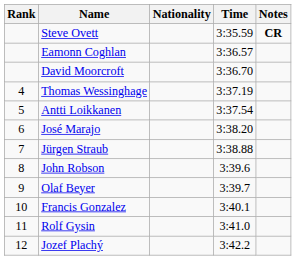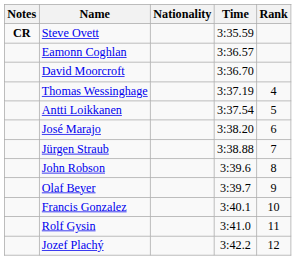columns swapped: (21, 14) <-> (273, 14)
